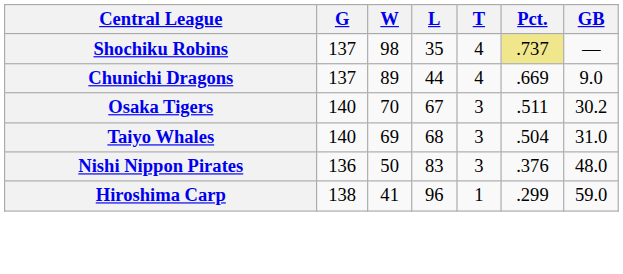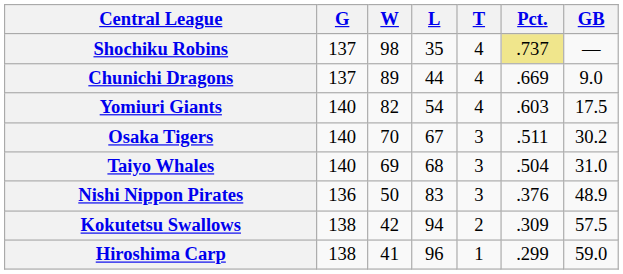+ row: (161, 107)
(591, 166) 48.0 -> (591, 195) 48.9
+ row: (161, 225)
